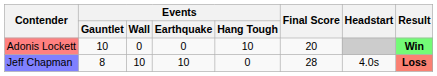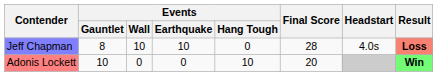rows swapped: (41, 46) <-> (40, 63)
